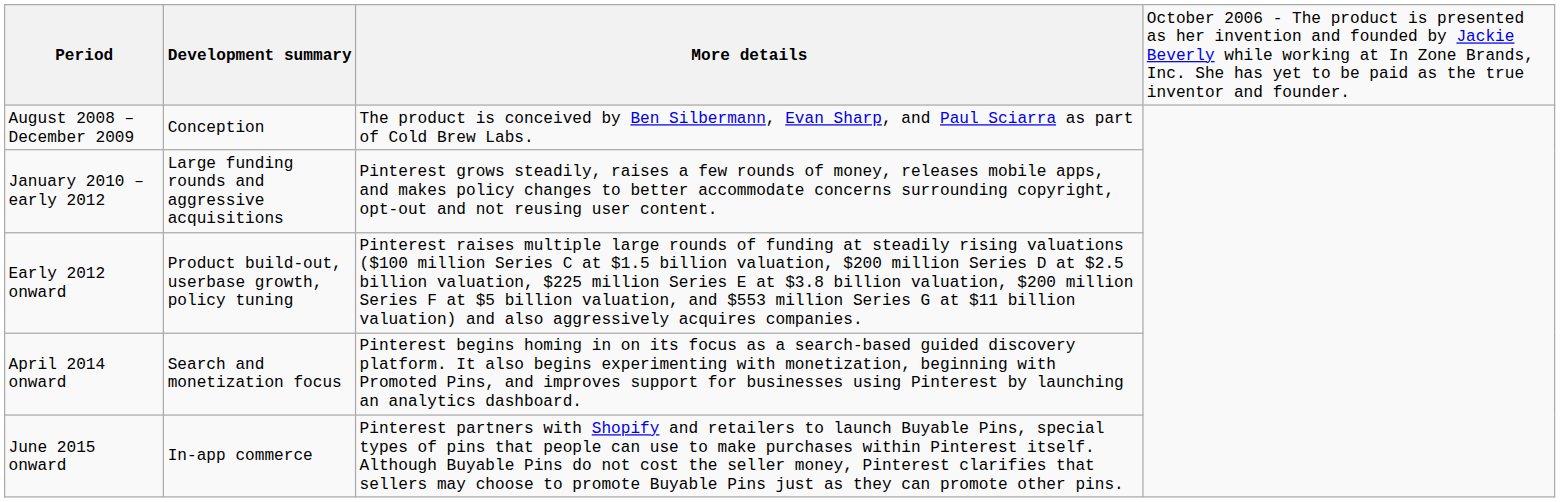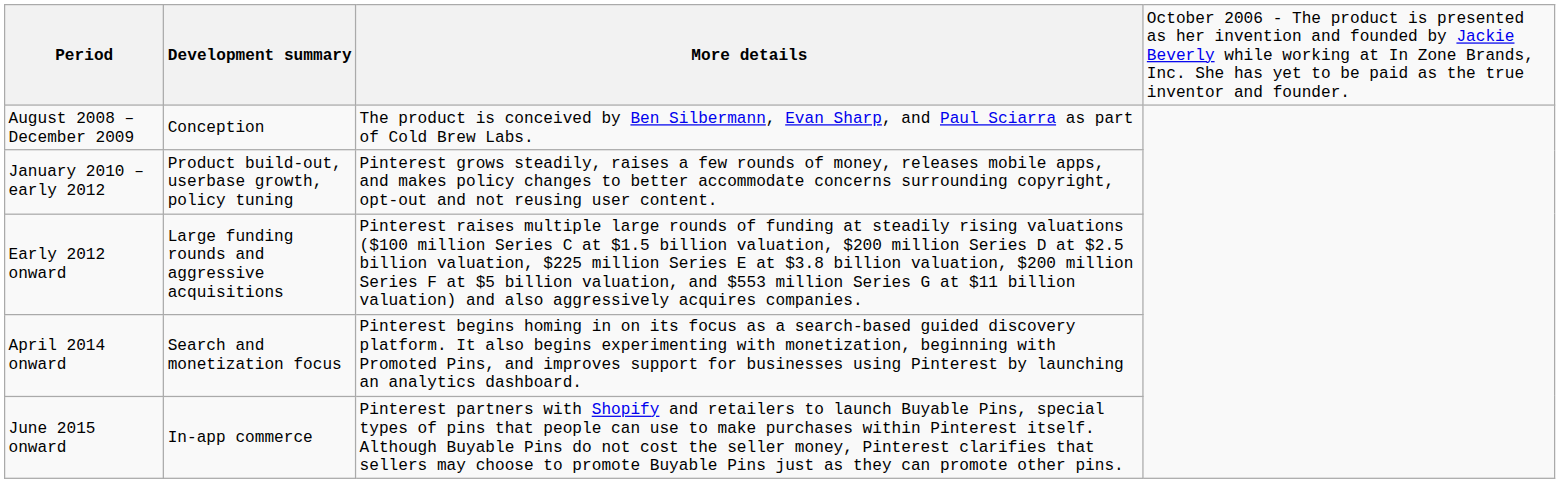(231, 191) Large funding rounds and aggressive acquisitions -> (255, 182) Product build-out, userbase growth, policy tuning
(255, 283) Product build-out, userbase growth, policy tuning -> (231, 264) Large funding rounds and aggressive acquisitions
